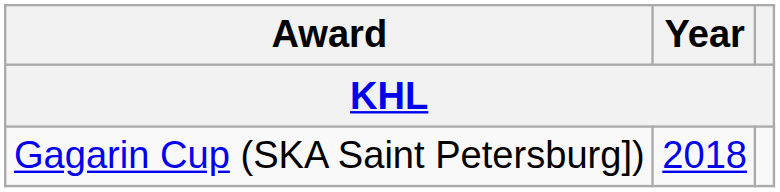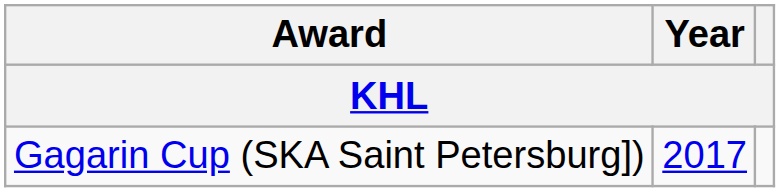(705, 155) 2018 -> (705, 155) 2017
